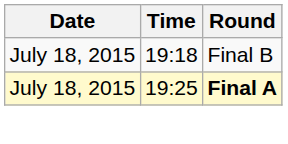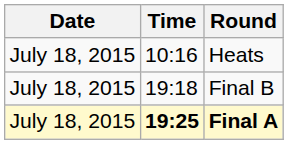+ row: (236, 54)
(171, 88) normal -> (172, 121) bold
